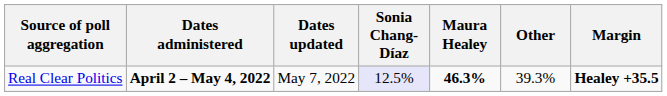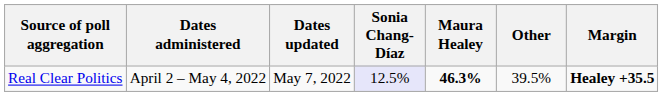(200, 78) bold -> (198, 78) normal
(535, 78) 39.3% -> (531, 78) 39.5%
